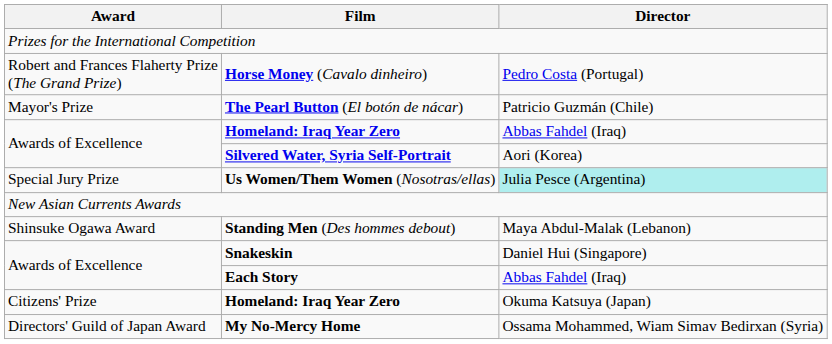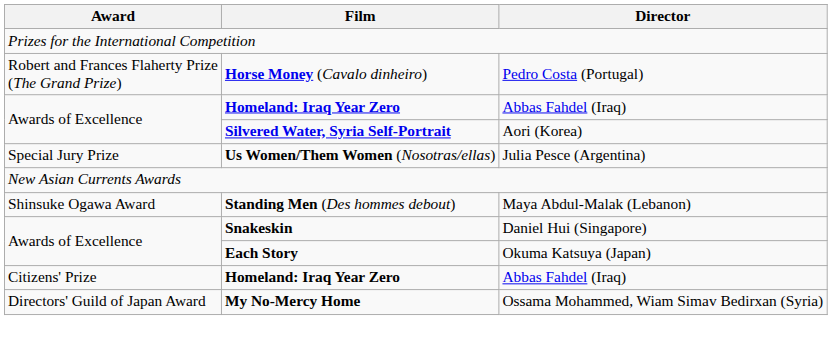- row: (51, 107)
(574, 180) paleturquoise background -> (574, 155) no background
(564, 277) Abbas Fahdel (Iraq) -> (577, 253) Okuma Katsuya (Japan)
(577, 301) Okuma Katsuya (Japan) -> (564, 277) Abbas Fahdel (Iraq)
